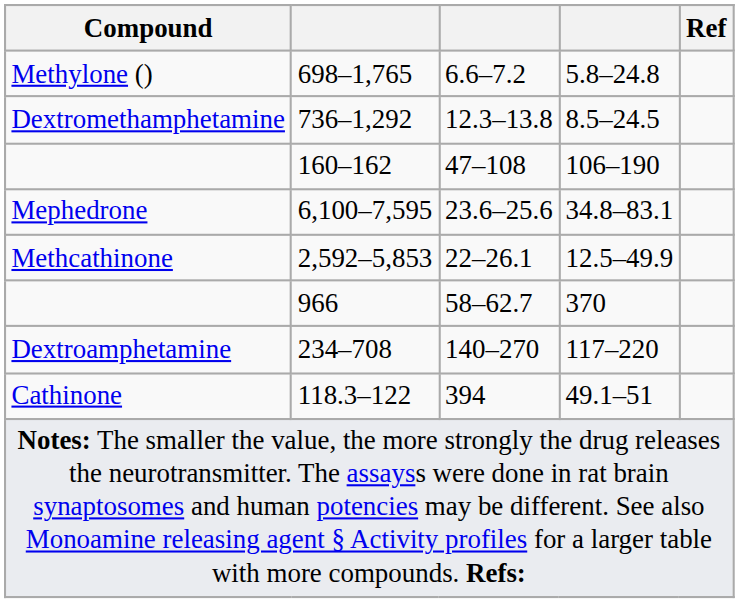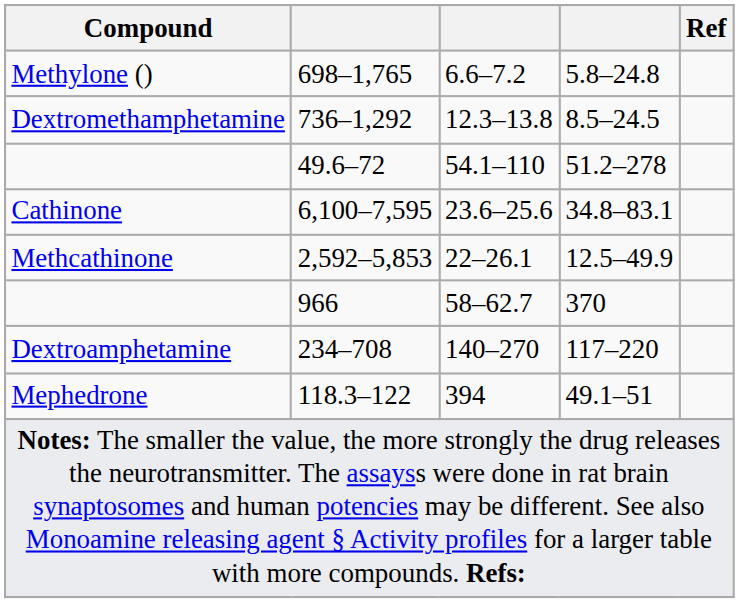- row: (345, 165)
+ row: (341, 165)
(79, 211) Mephedrone -> (67, 211) Cathinone
(67, 394) Cathinone -> (79, 394) Mephedrone
